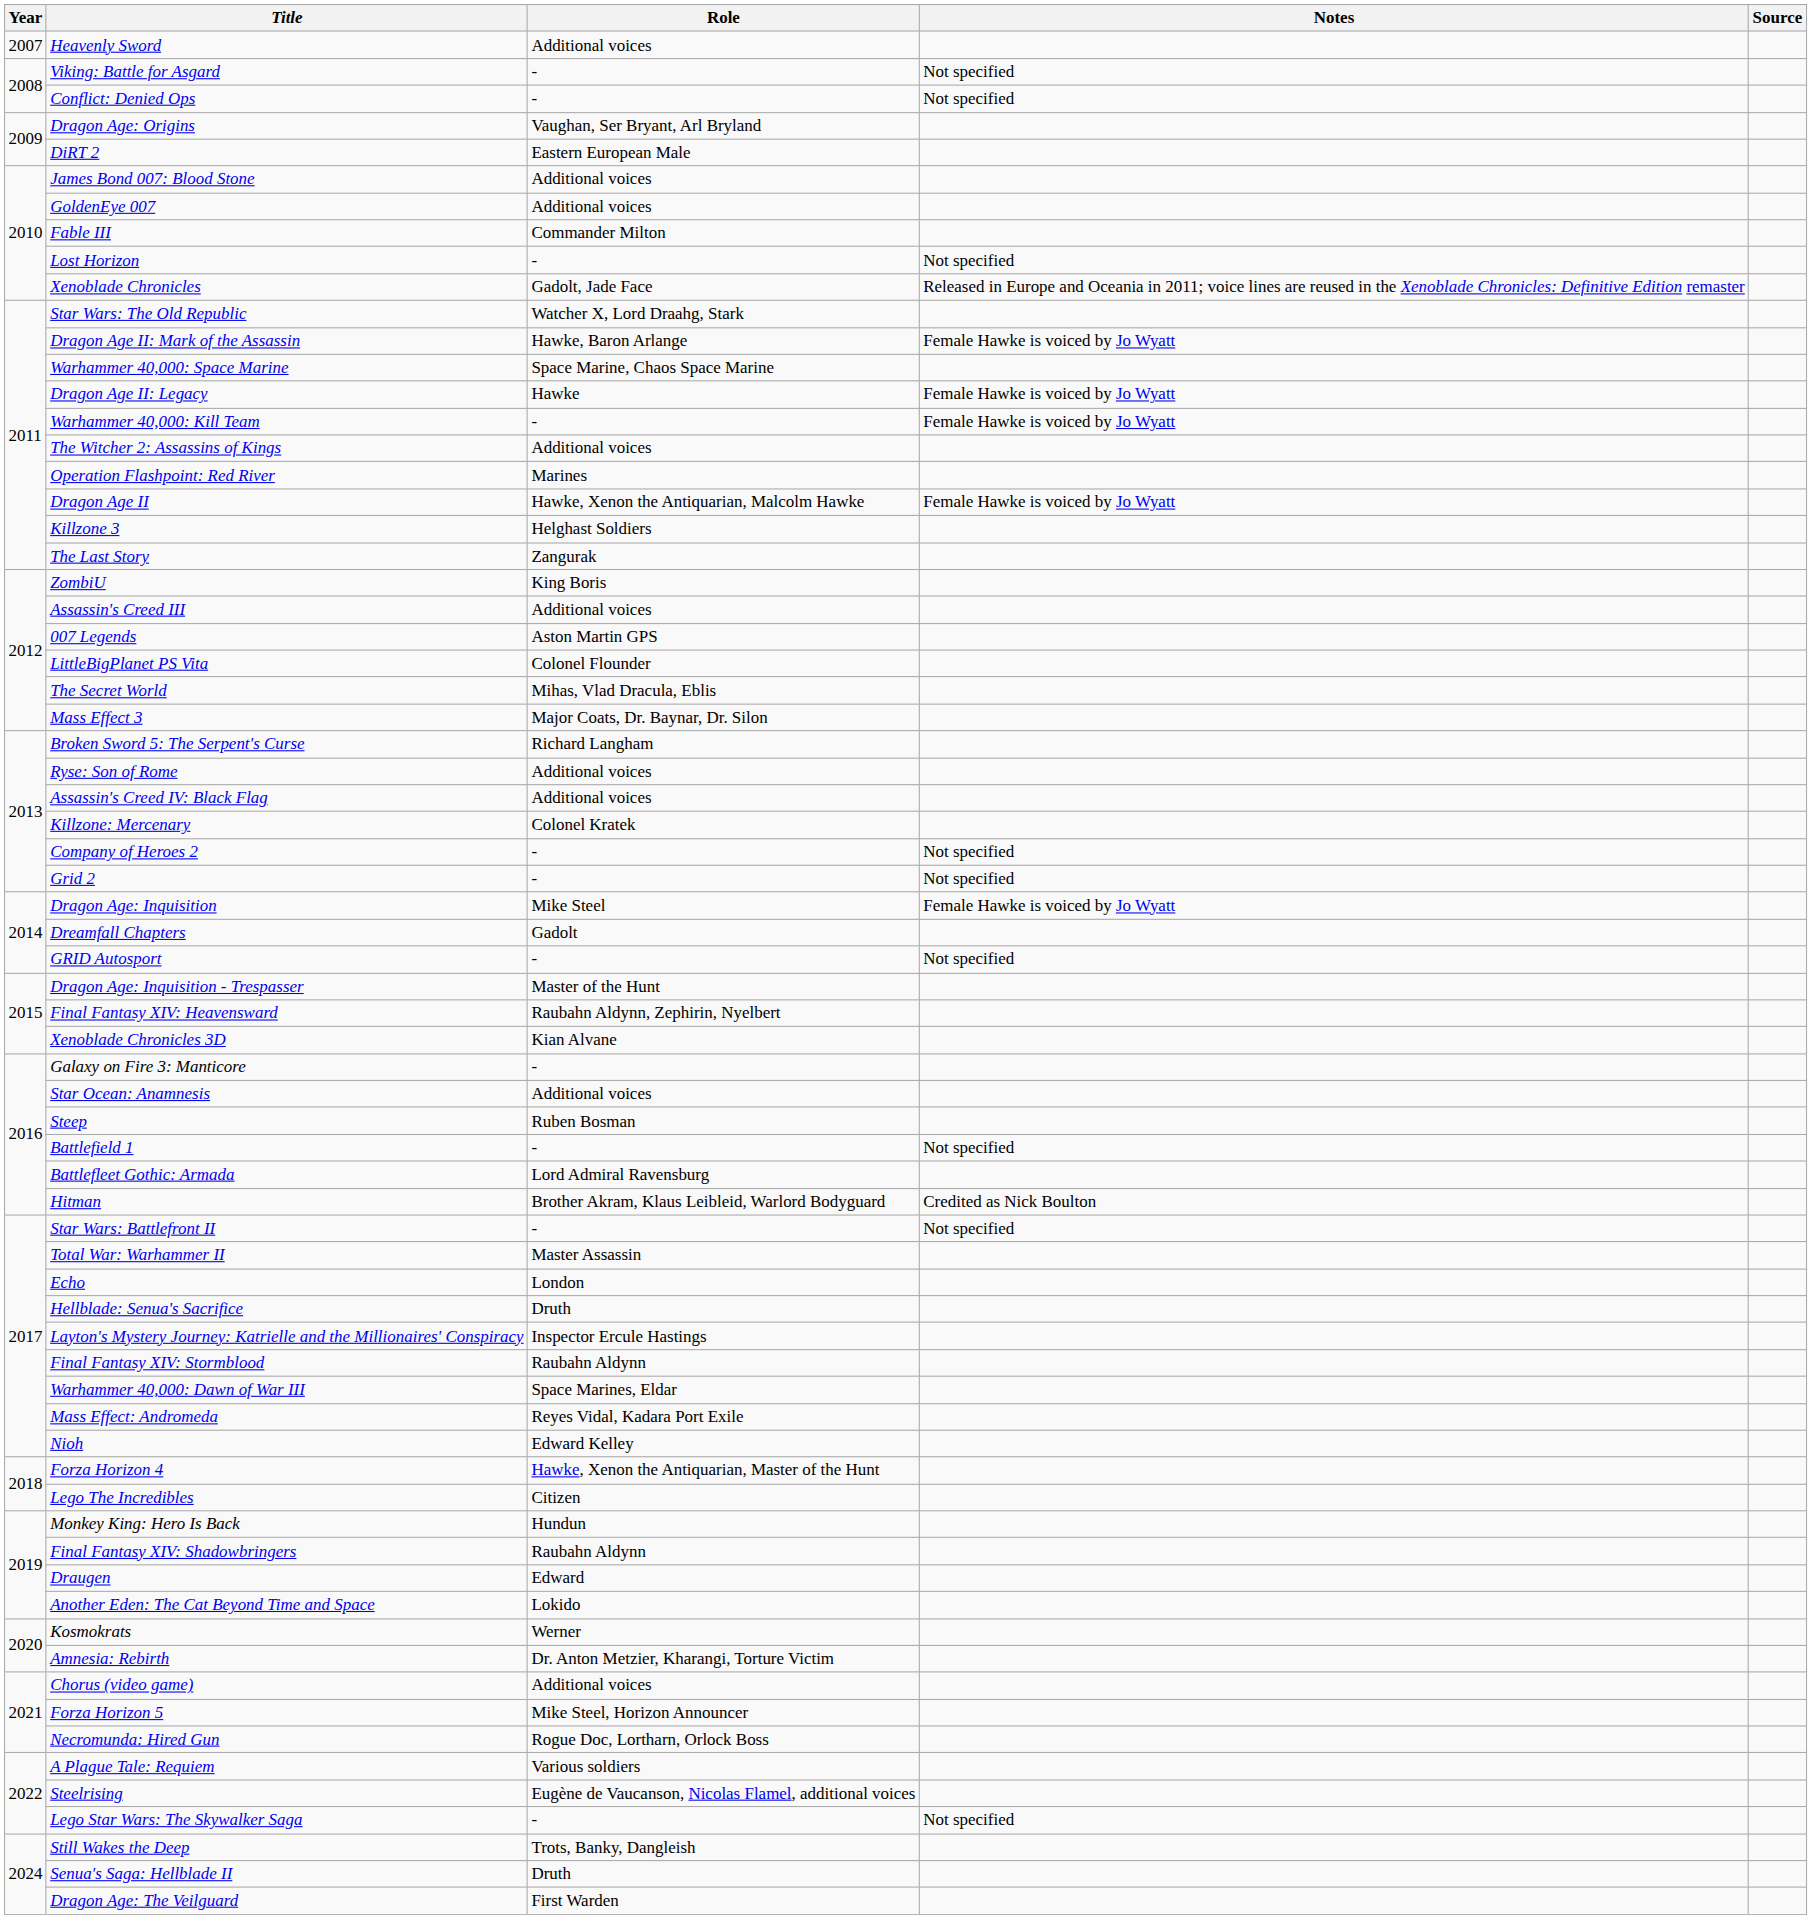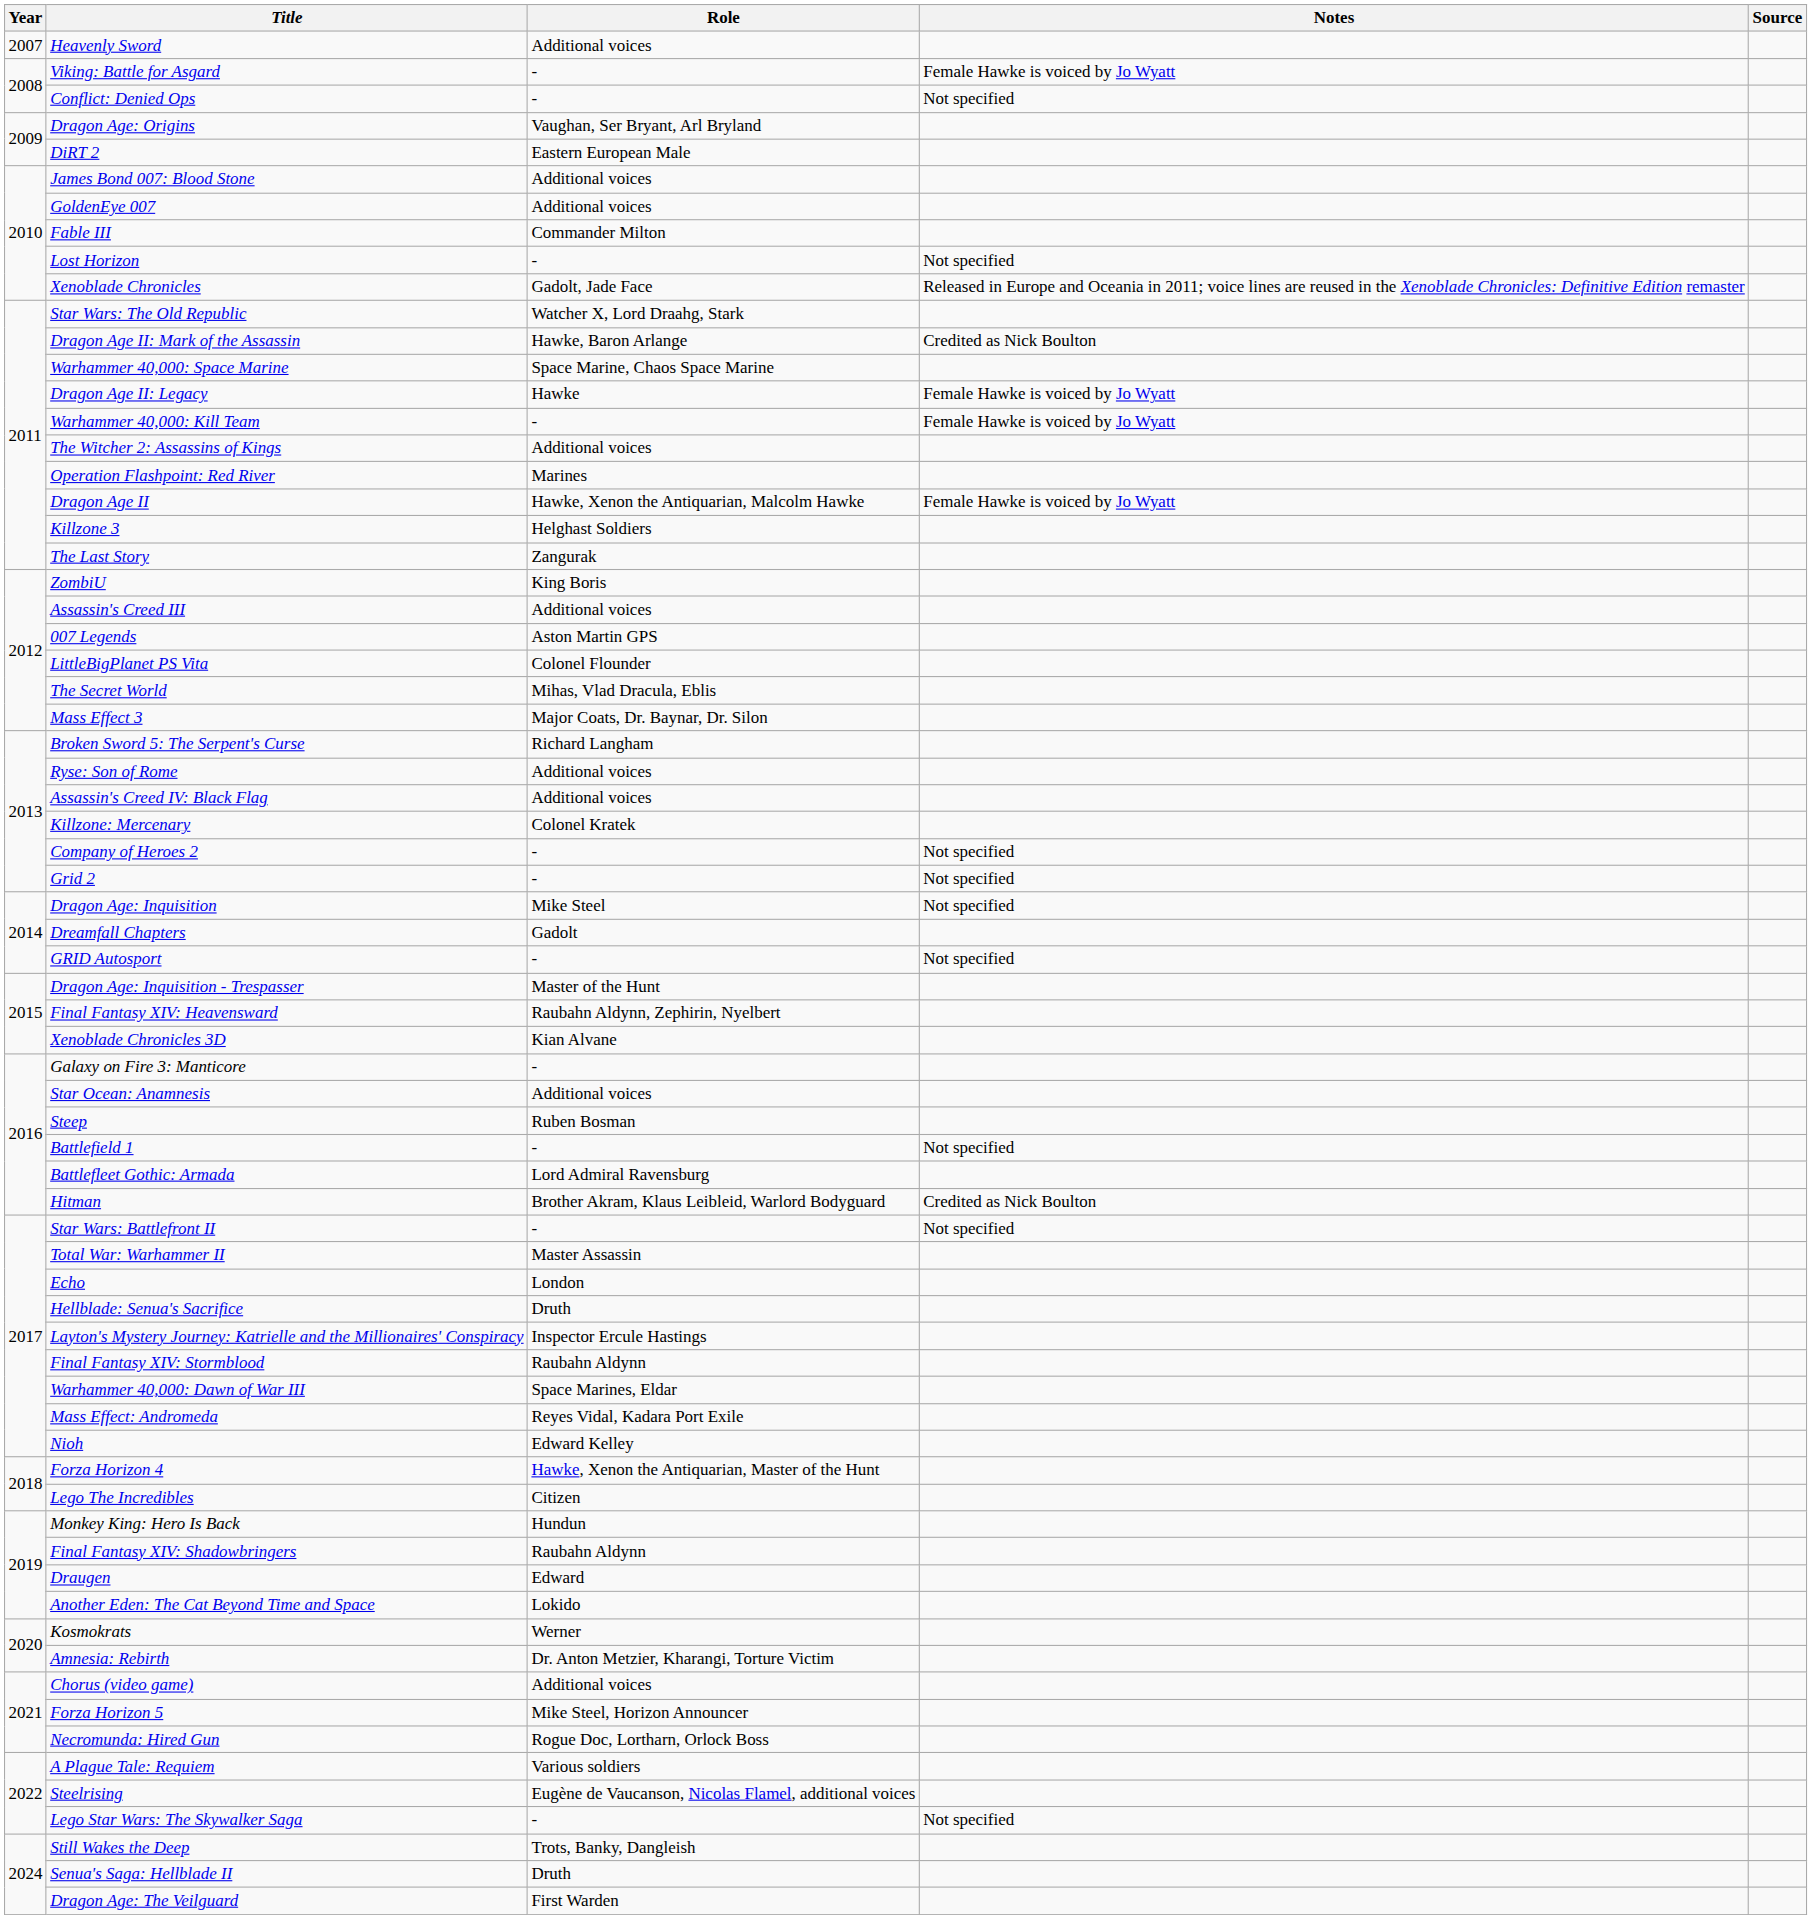(969, 71) Not specified -> (1049, 71) Female Hawke is voiced by Jo Wyatt
(1049, 340) Female Hawke is voiced by Jo Wyatt -> (1010, 340) Credited as Nick Boulton
(1049, 905) Female Hawke is voiced by Jo Wyatt -> (969, 905) Not specified
